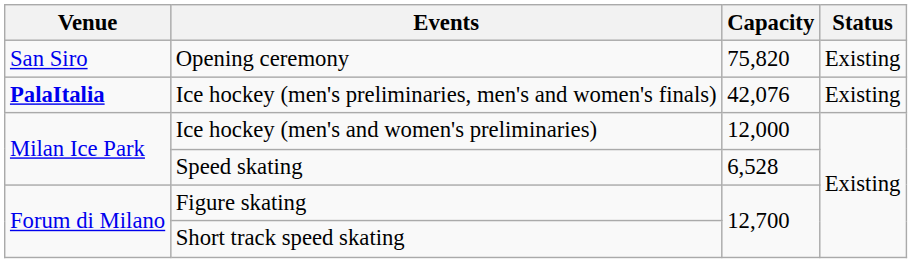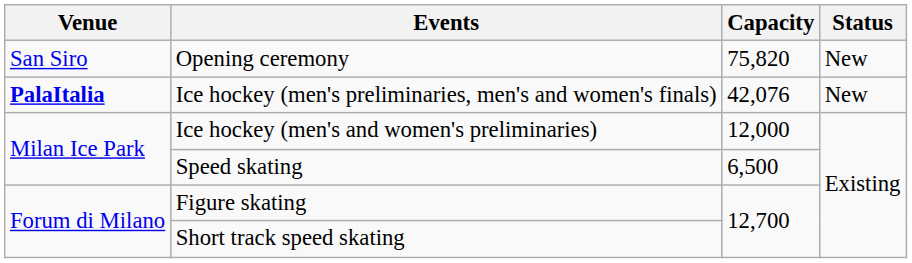(863, 58) Existing -> (846, 58) New
(863, 94) Existing -> (846, 94) New
(753, 166) 6,528 -> (753, 166) 6,500
